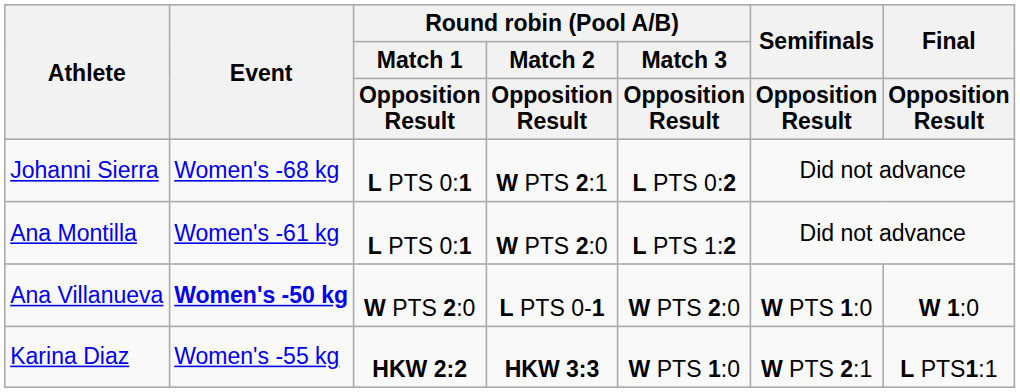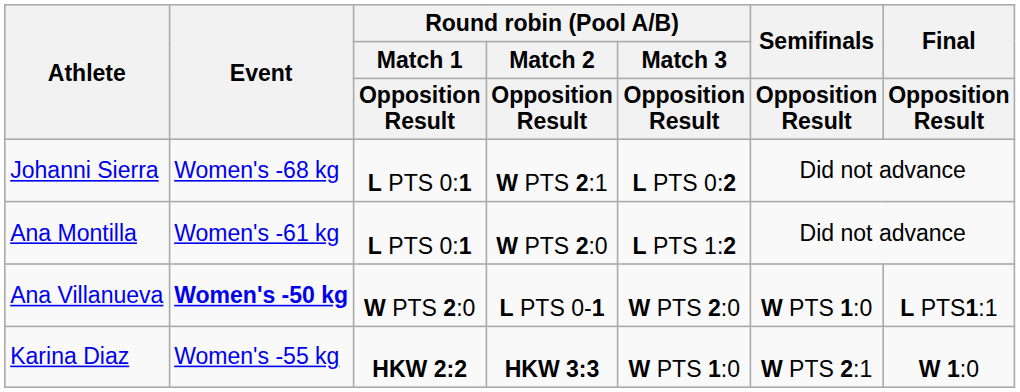(949, 308) W 1:0 -> (949, 308) L PTS1:1
(949, 370) L PTS1:1 -> (949, 370) W 1:0
